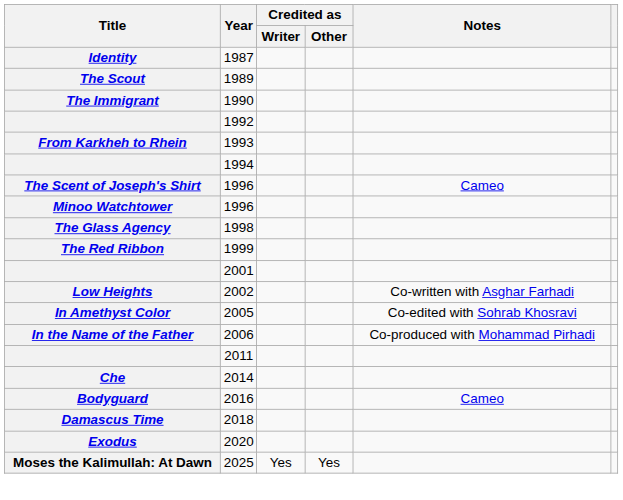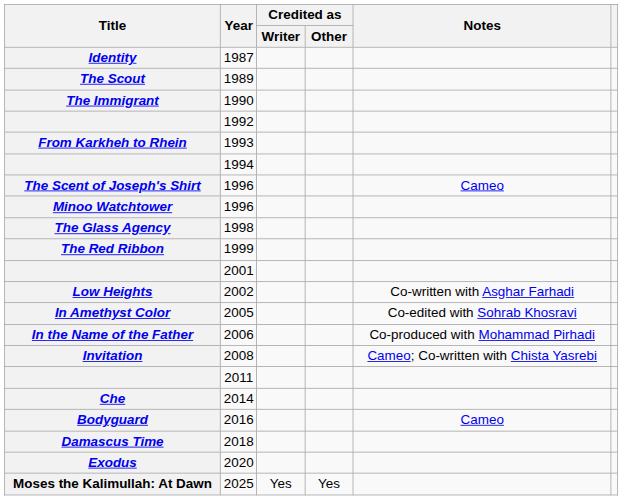+ row: (113, 356)
